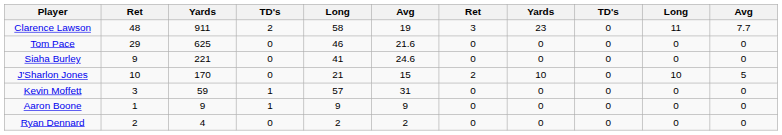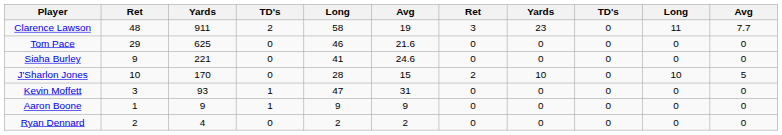(338, 75) 21 -> (338, 75) 28
(202, 91) 59 -> (202, 91) 93
(338, 91) 57 -> (338, 91) 47
